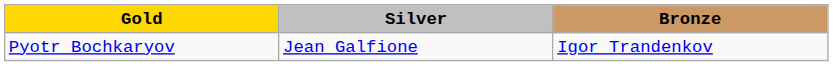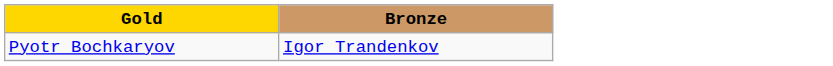- column: (416, 19)
